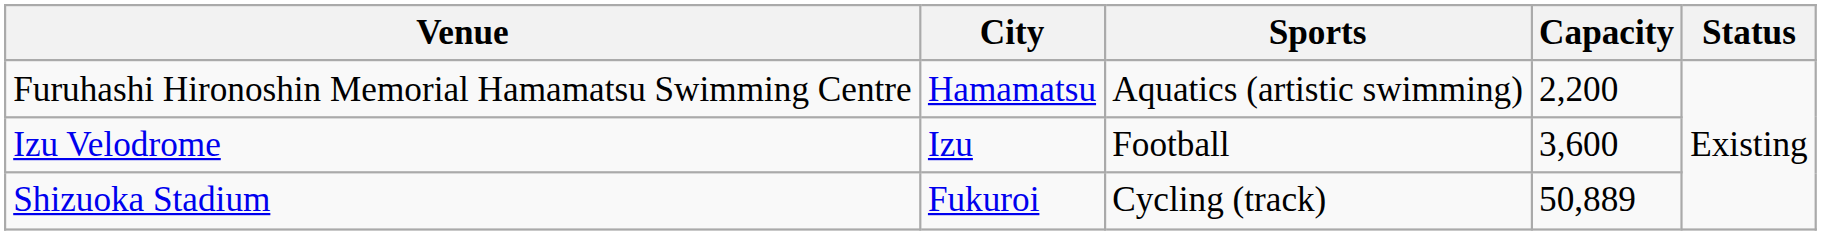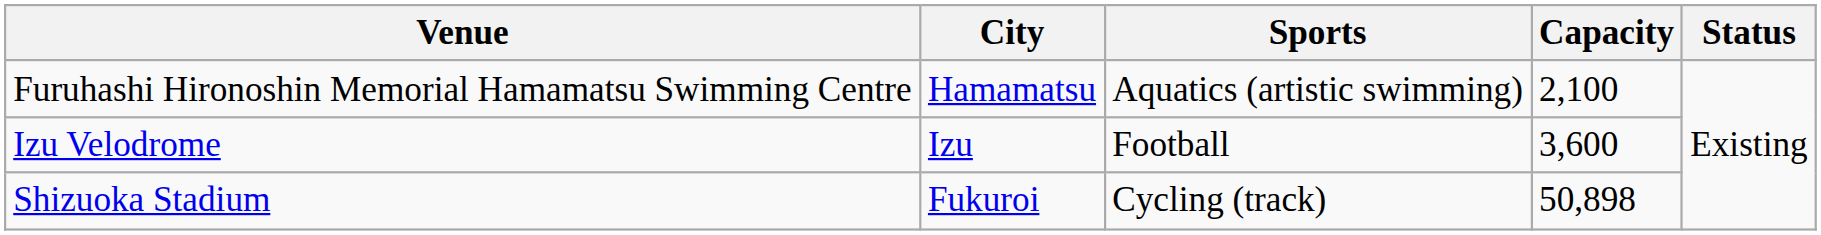(1579, 88) 2,200 -> (1579, 88) 2,100
(1588, 199) 50,889 -> (1588, 199) 50,898
